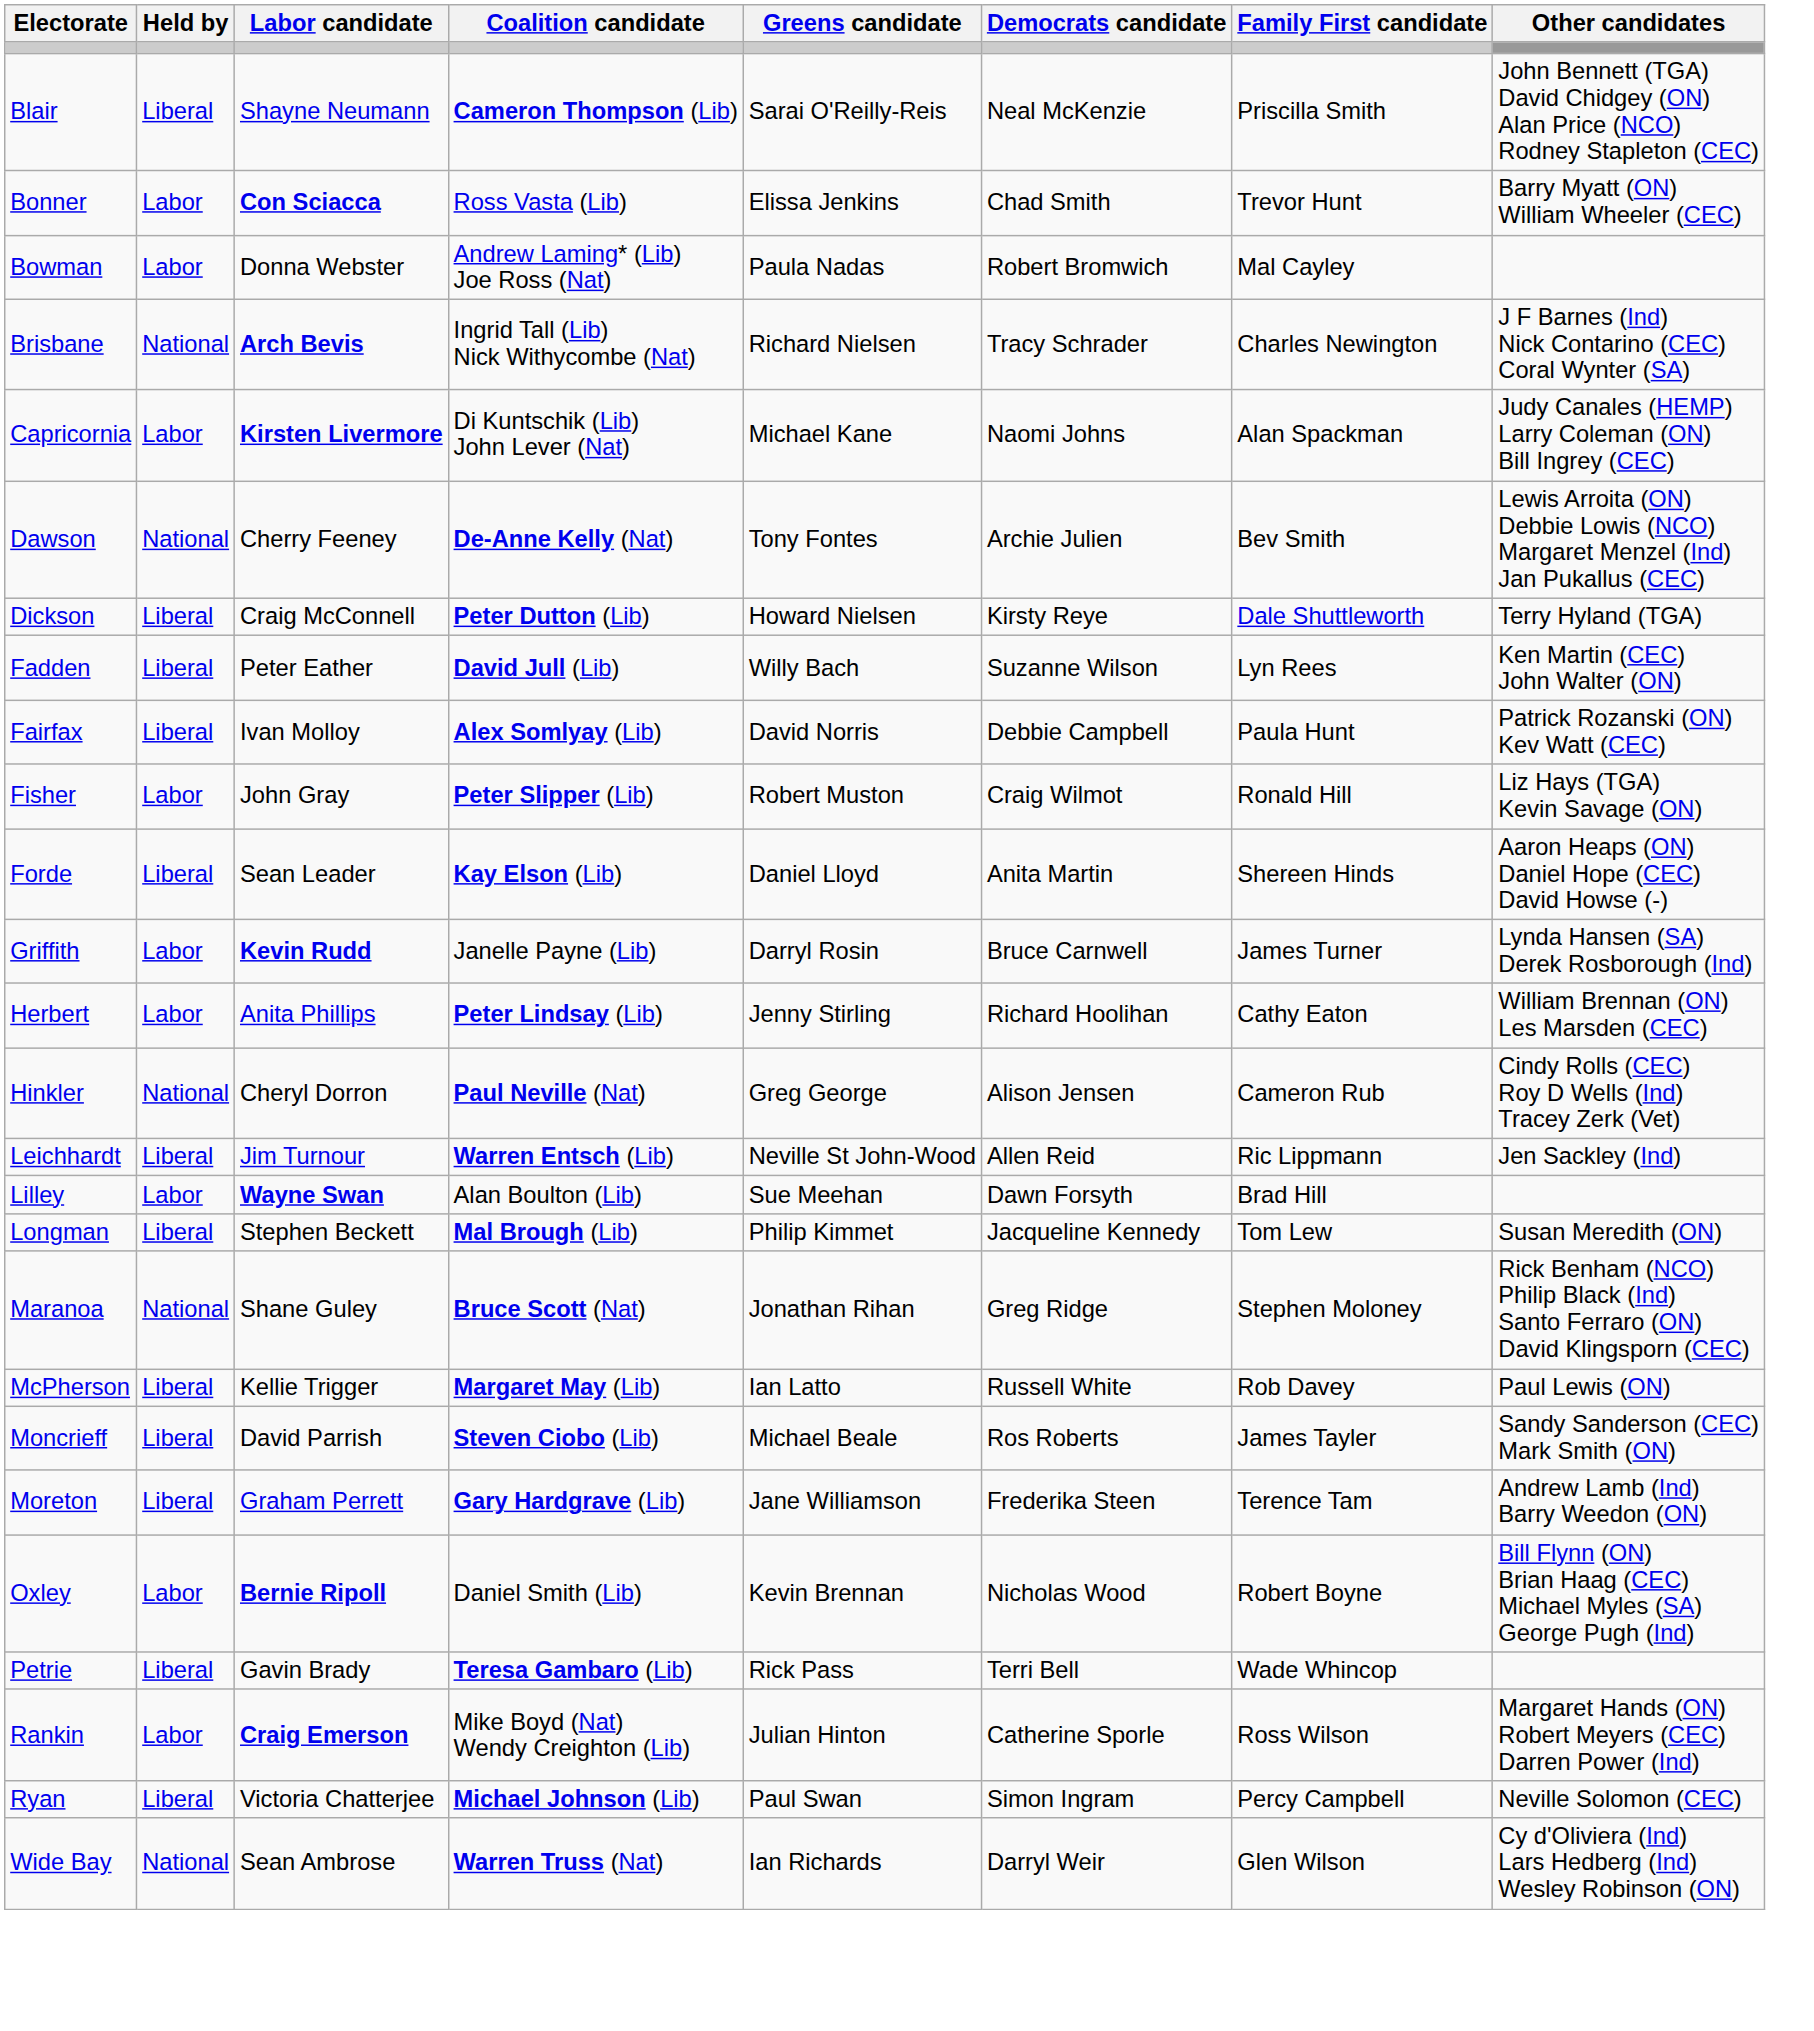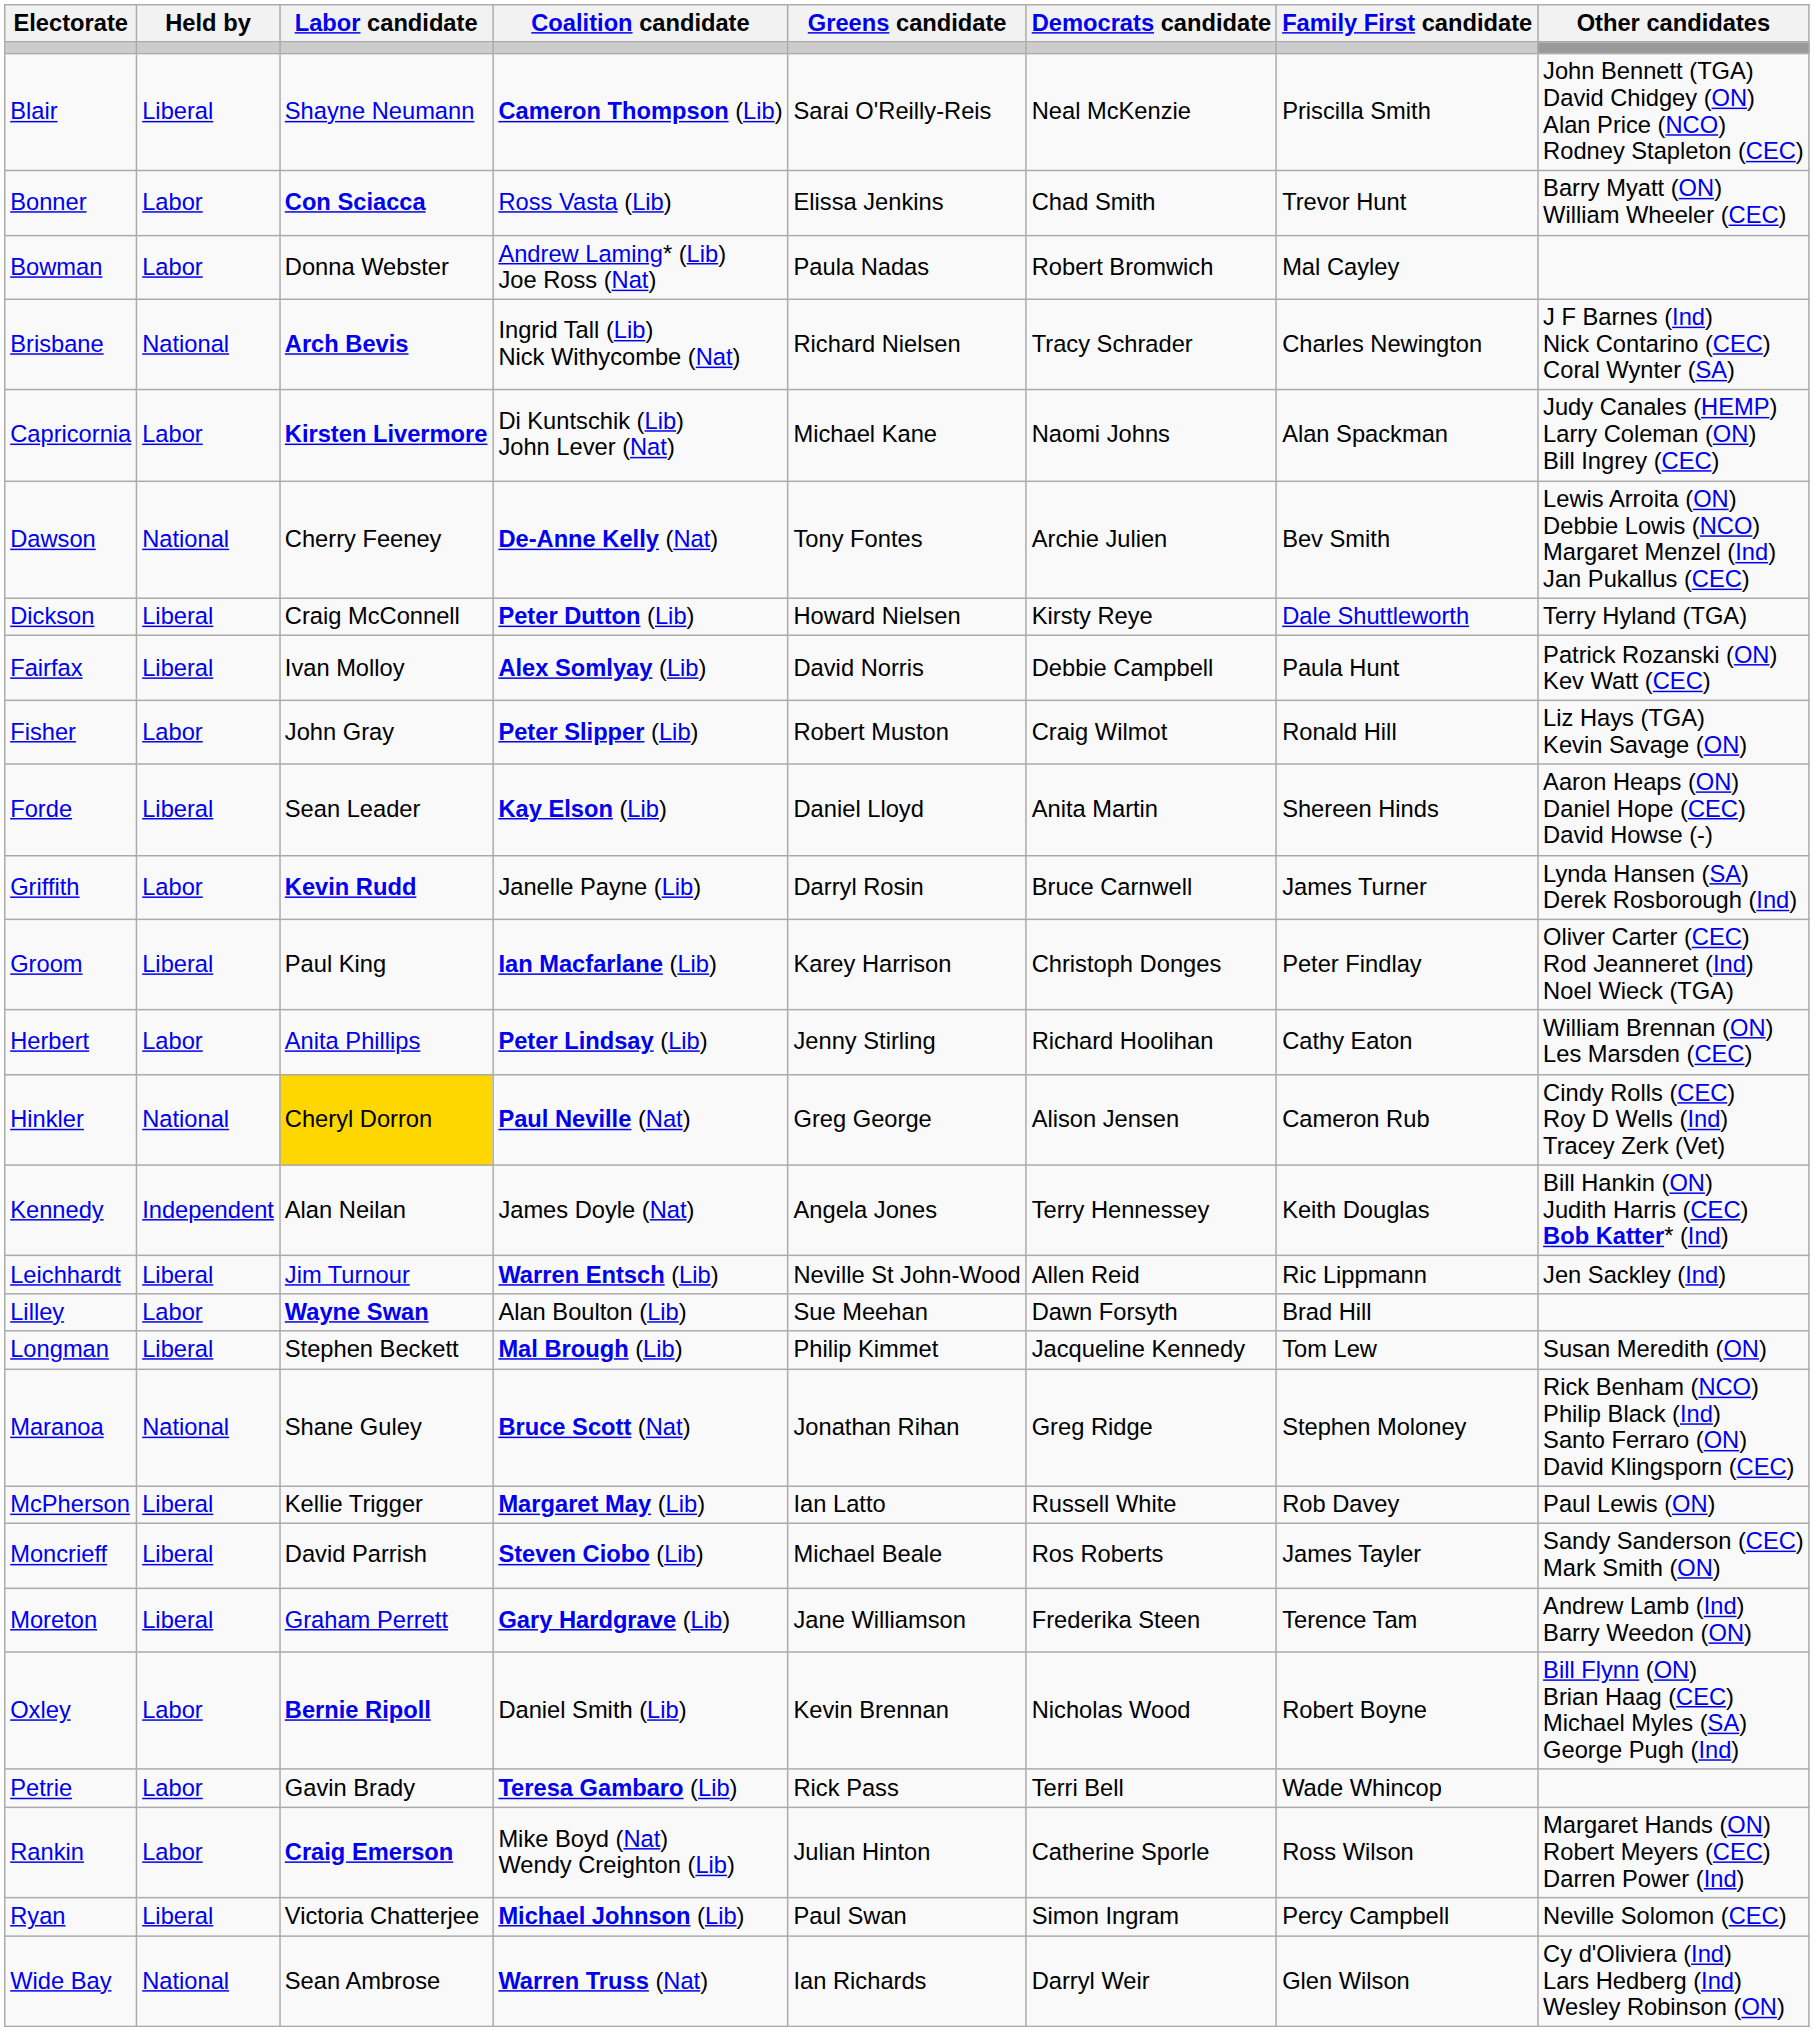- row: (50, 667)
+ row: (46, 964)
(314, 1092) no background -> (359, 1119) gold background
+ row: (57, 1210)
(178, 1670) Liberal -> (172, 1787) Labor
